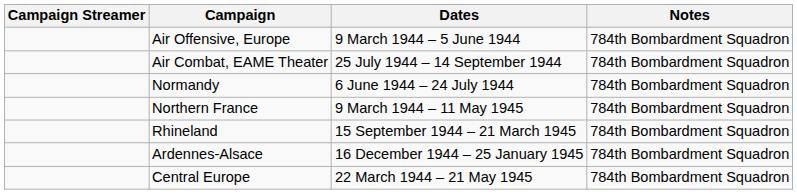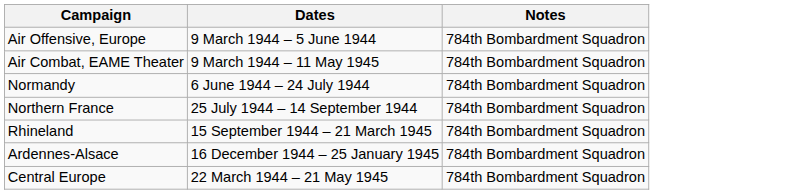- column: (77, 16)
(448, 62) 25 July 1944 – 14 September 1944 -> (285, 62) 9 March 1944 – 11 May 1945
(429, 108) 9 March 1944 – 11 May 1945 -> (304, 108) 25 July 1944 – 14 September 1944
